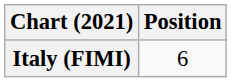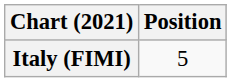(183, 58) 6 -> (183, 58) 5
